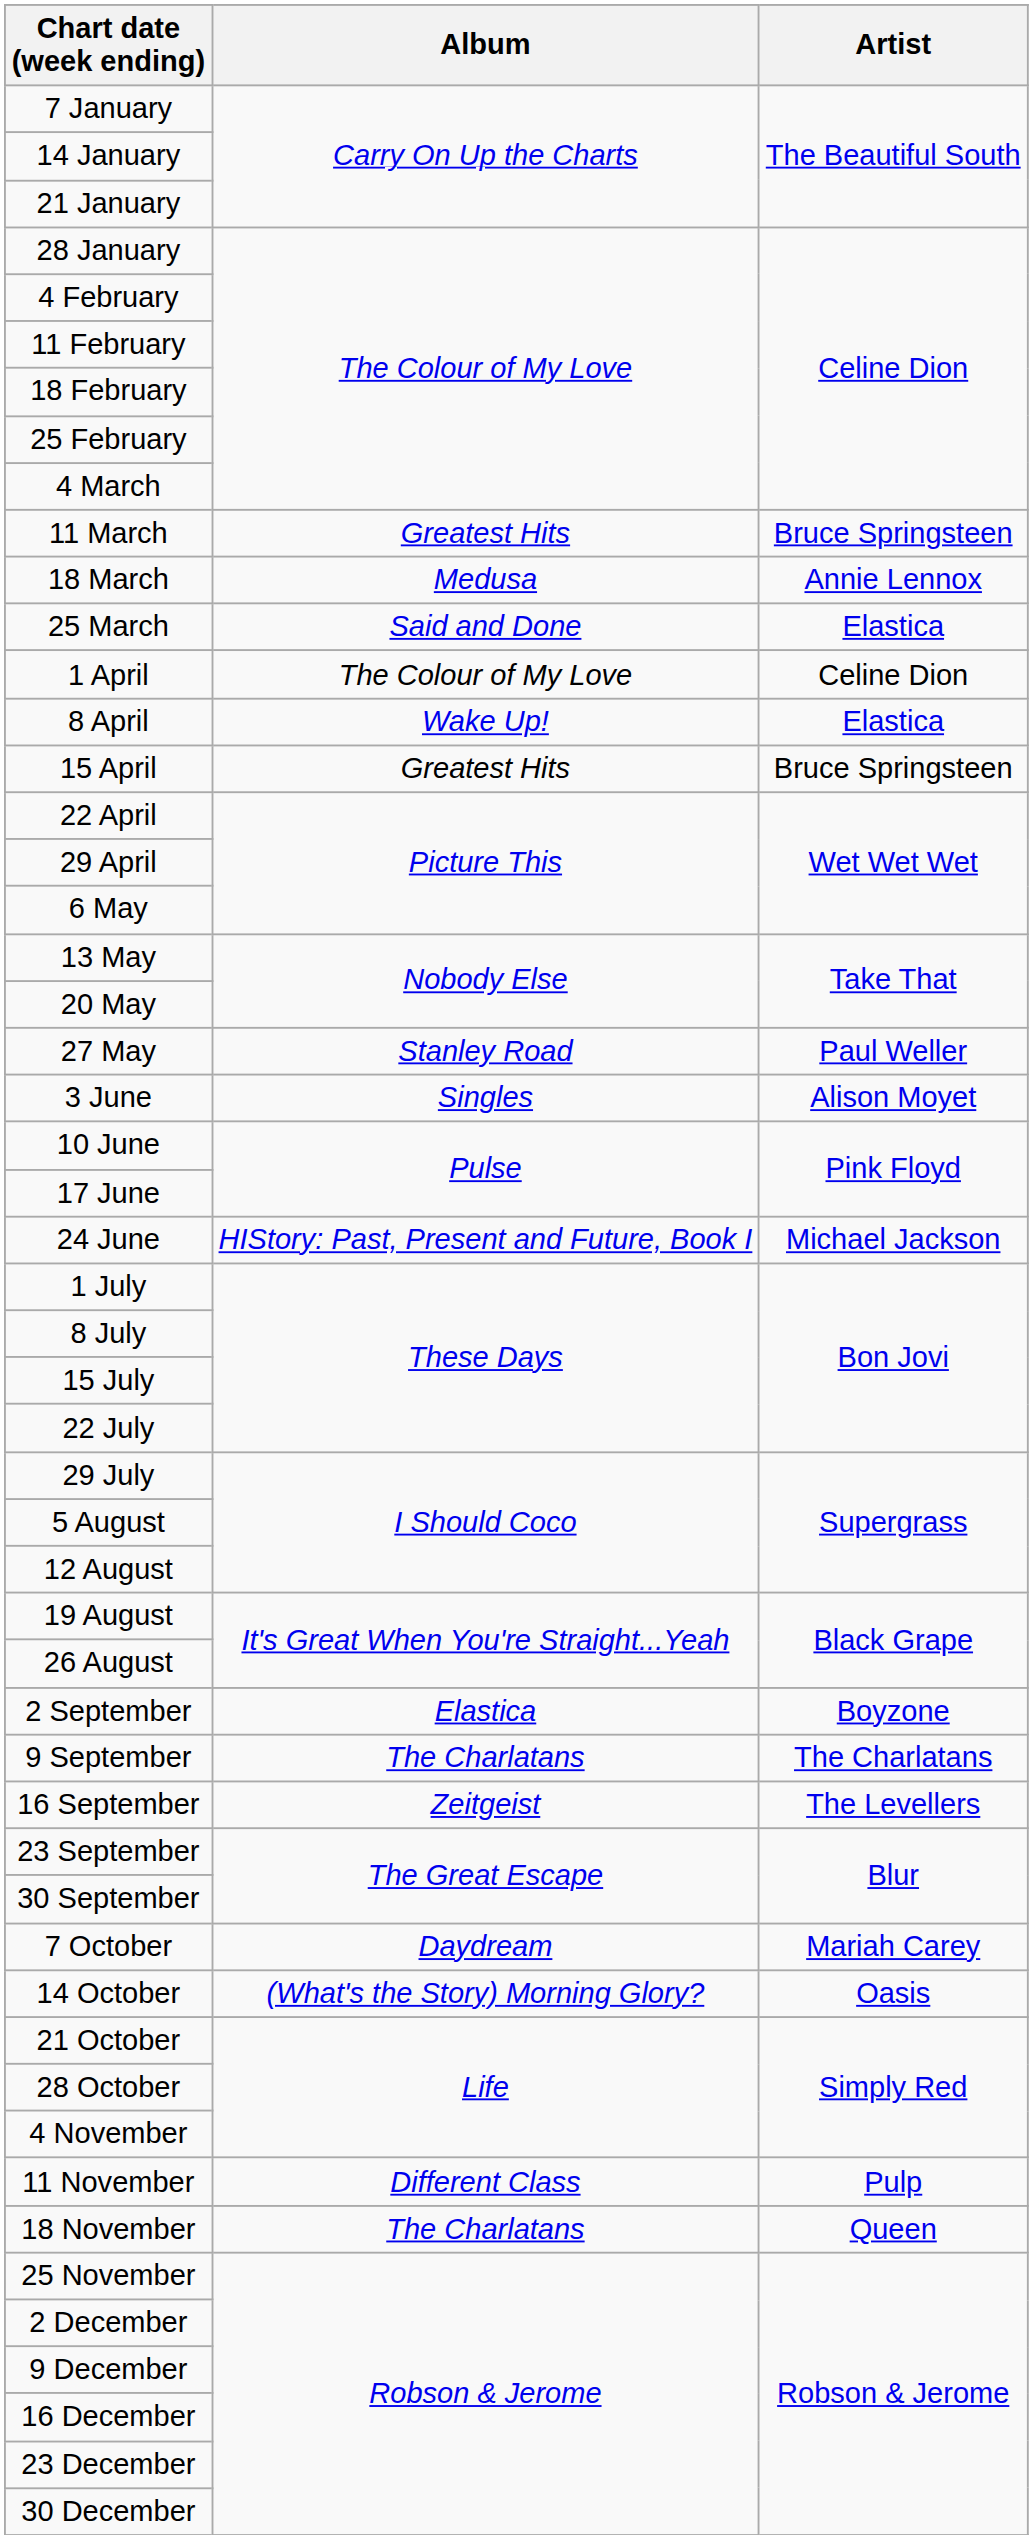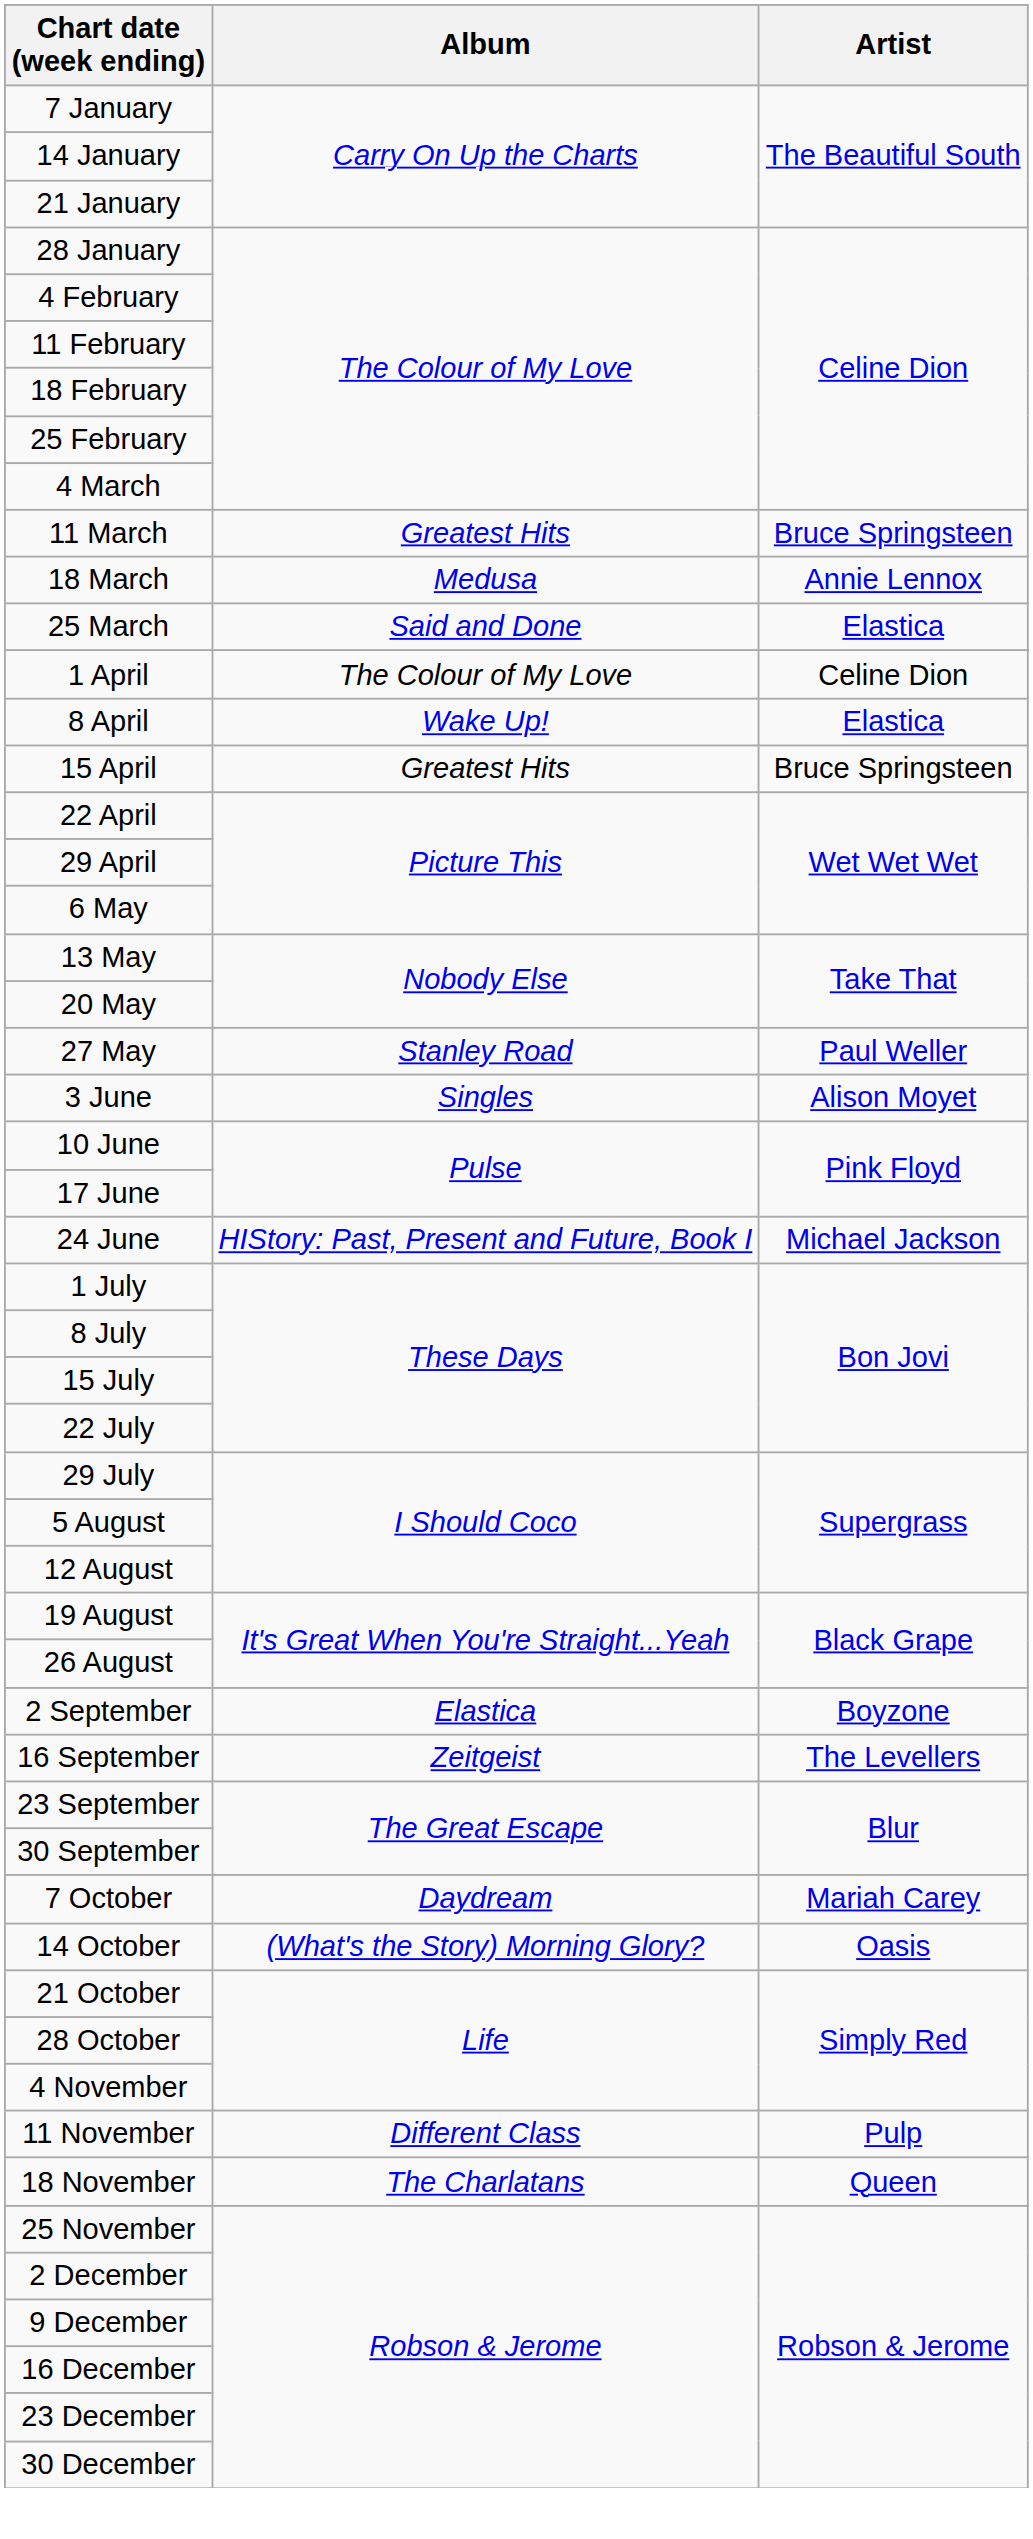- row: (108, 1756)
